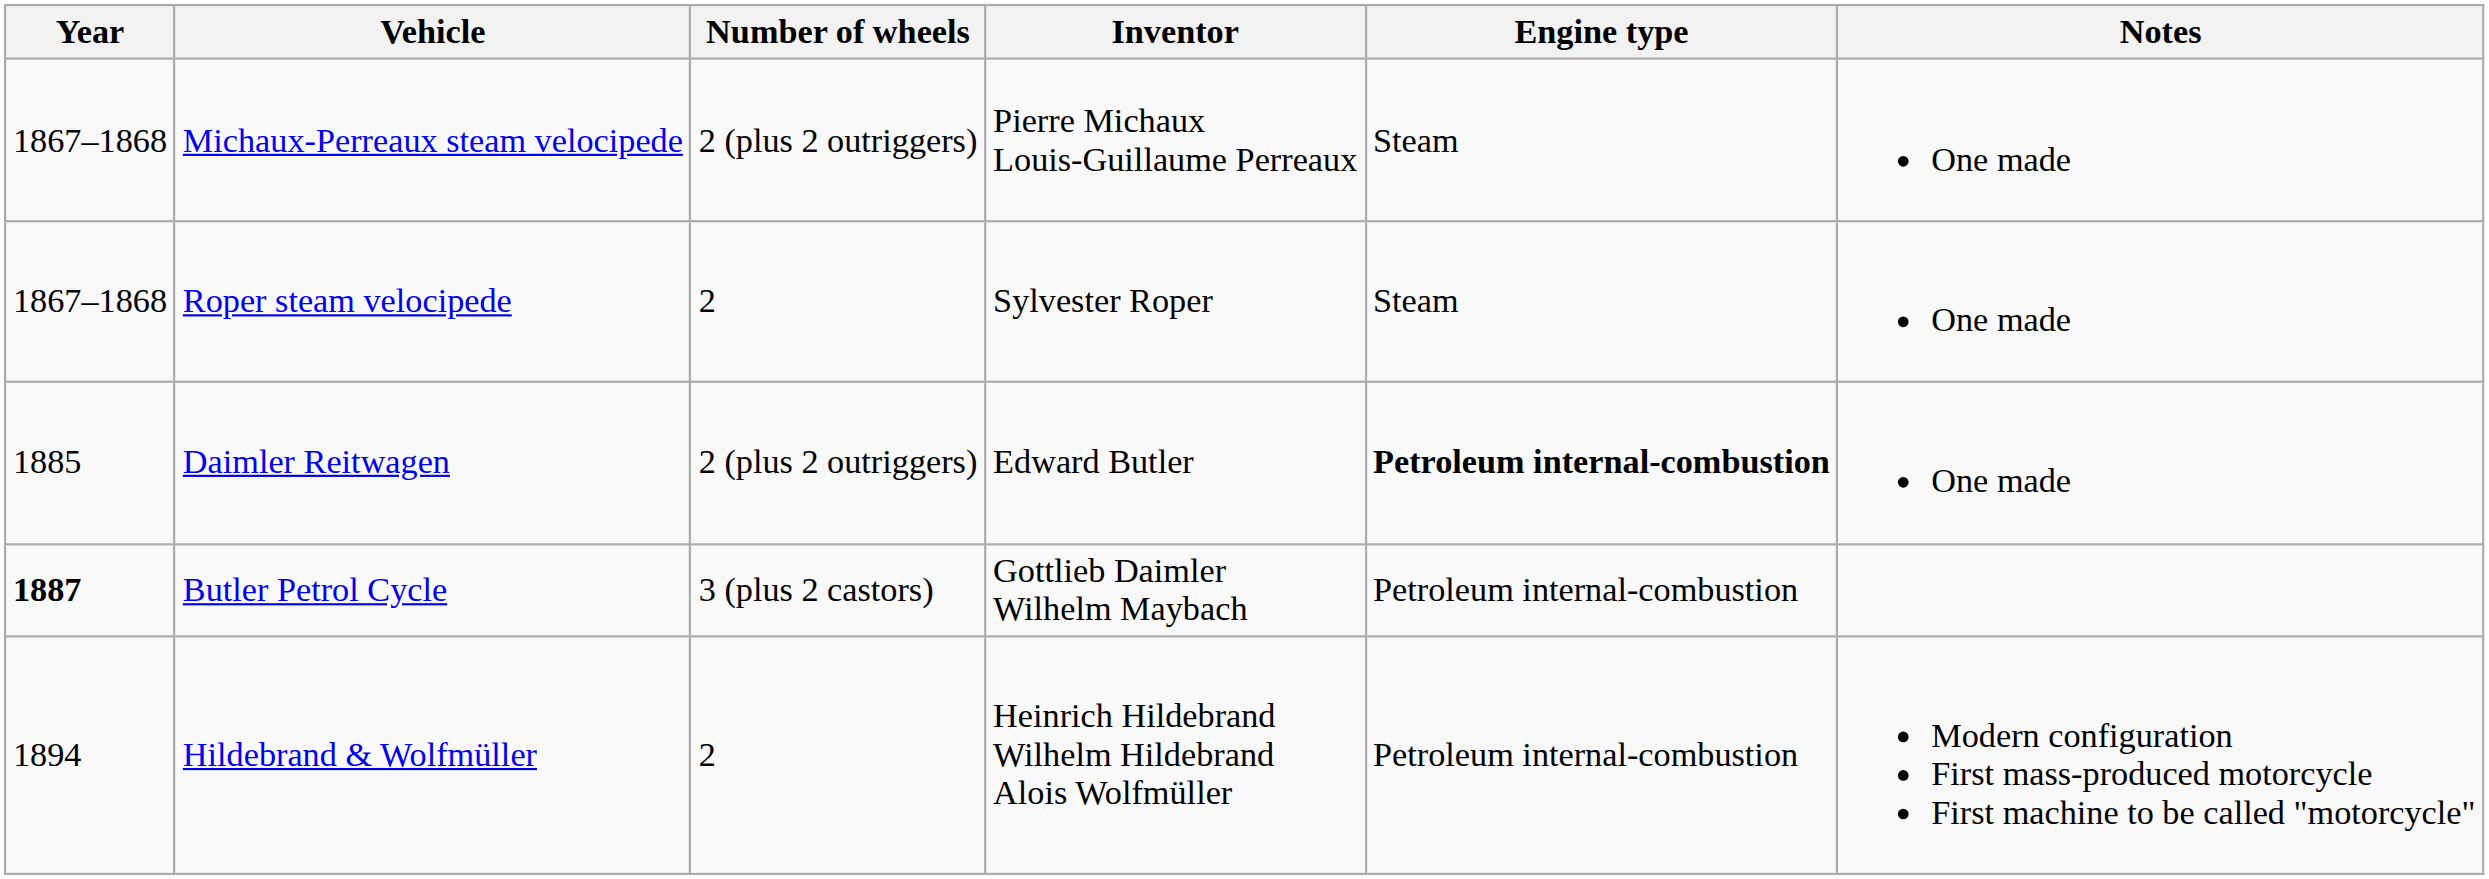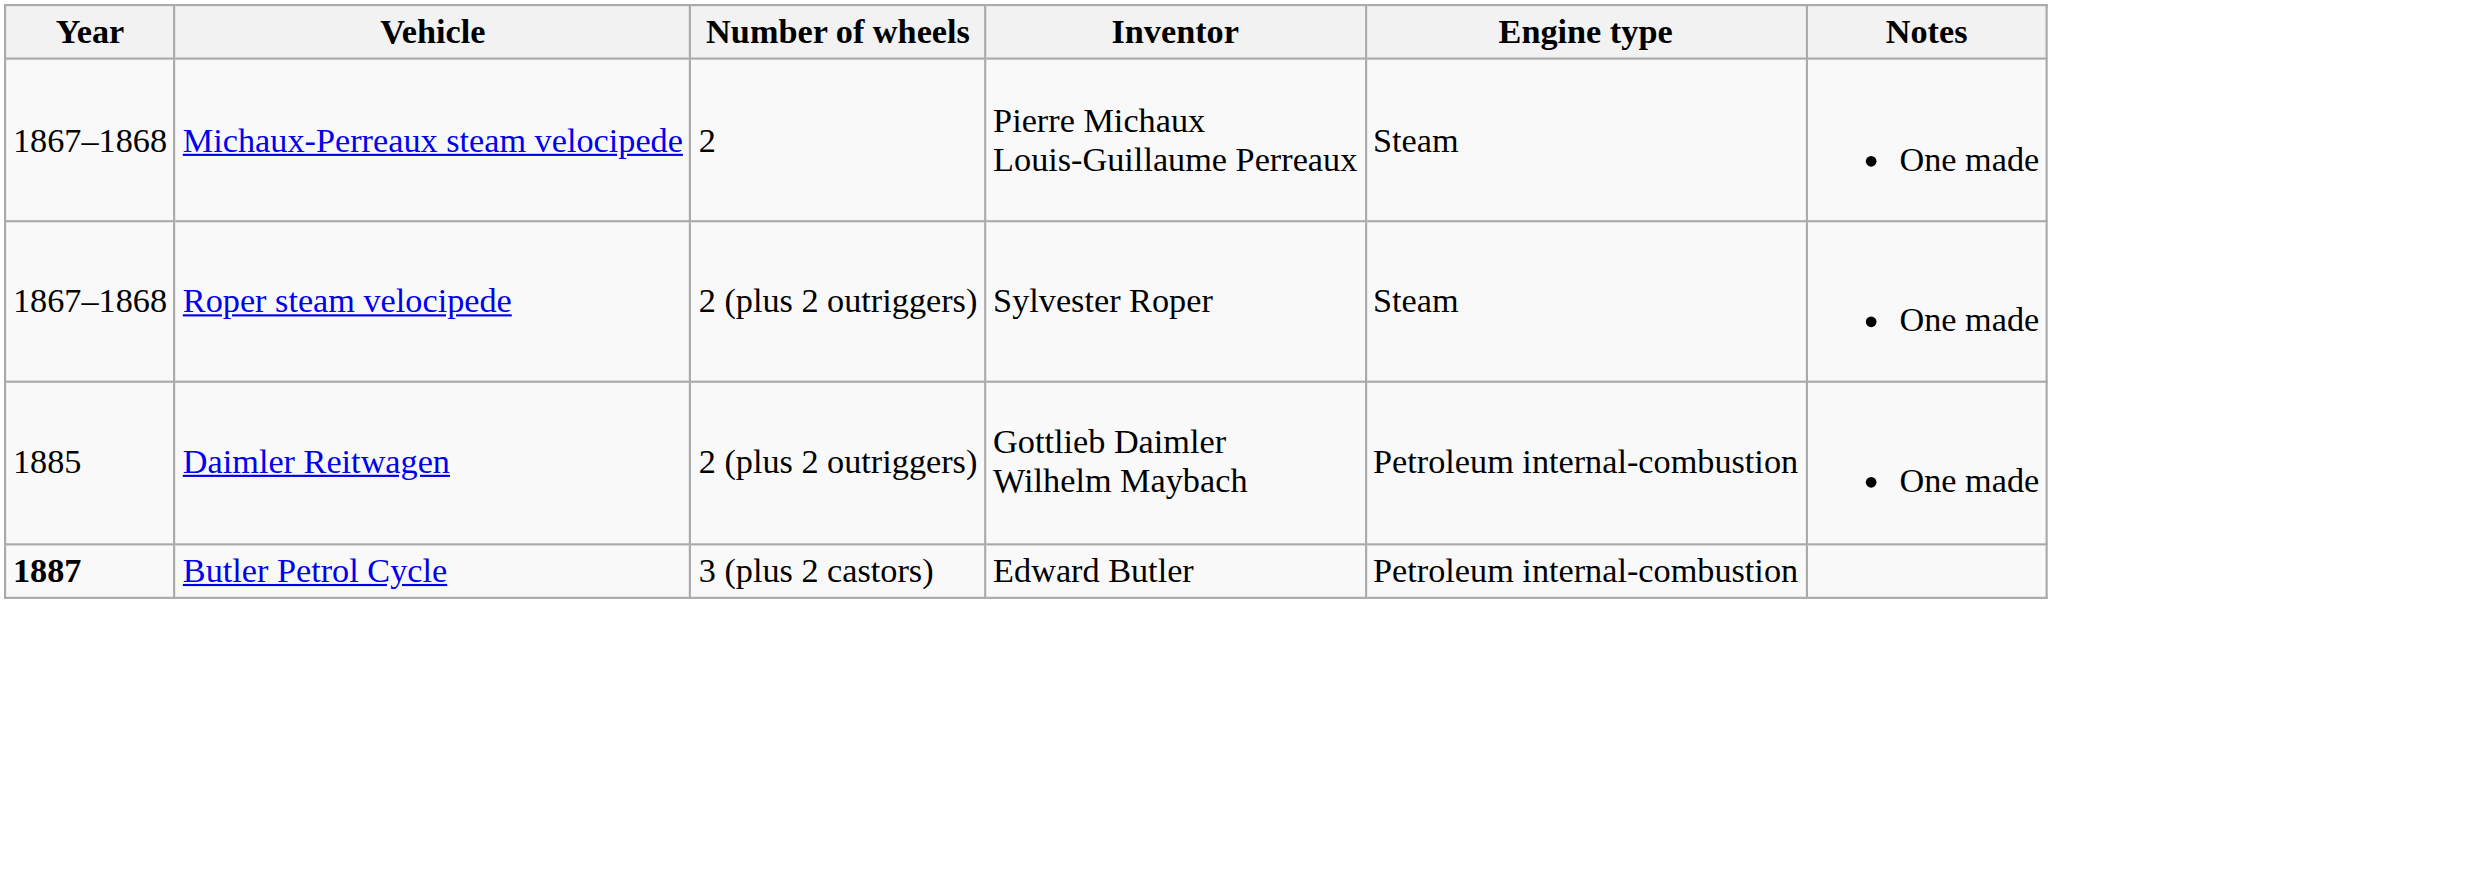(838, 139) 2 (plus 2 outriggers) -> (707, 139) 2
(707, 300) 2 -> (838, 300) 2 (plus 2 outriggers)
(1093, 462) Edward Butler -> (1120, 462) Gottlieb Daimler Wilhelm Maybach
(1601, 462) bold -> (1586, 462) normal
(1120, 589) Gottlieb Daimler Wilhelm Maybach -> (1093, 569) Edward Butler
- row: (360, 754)
